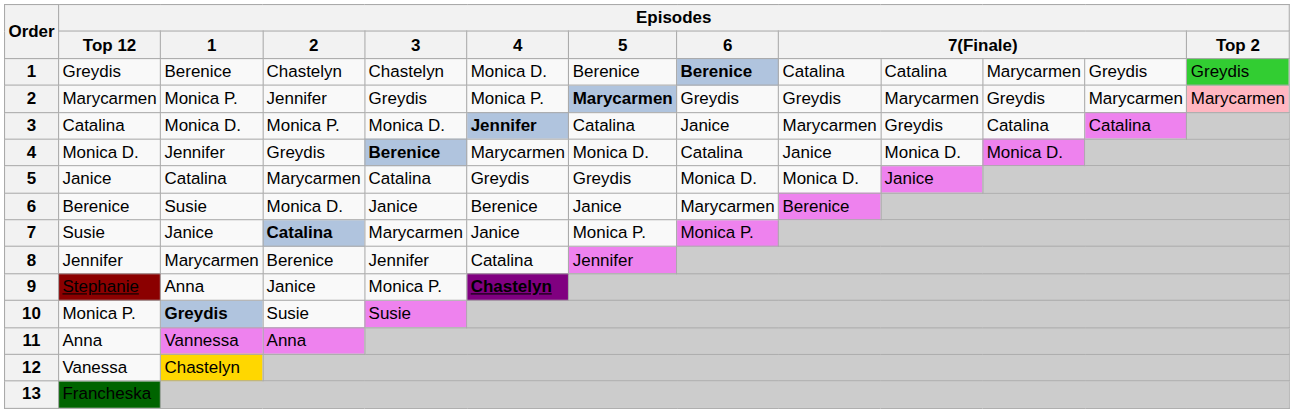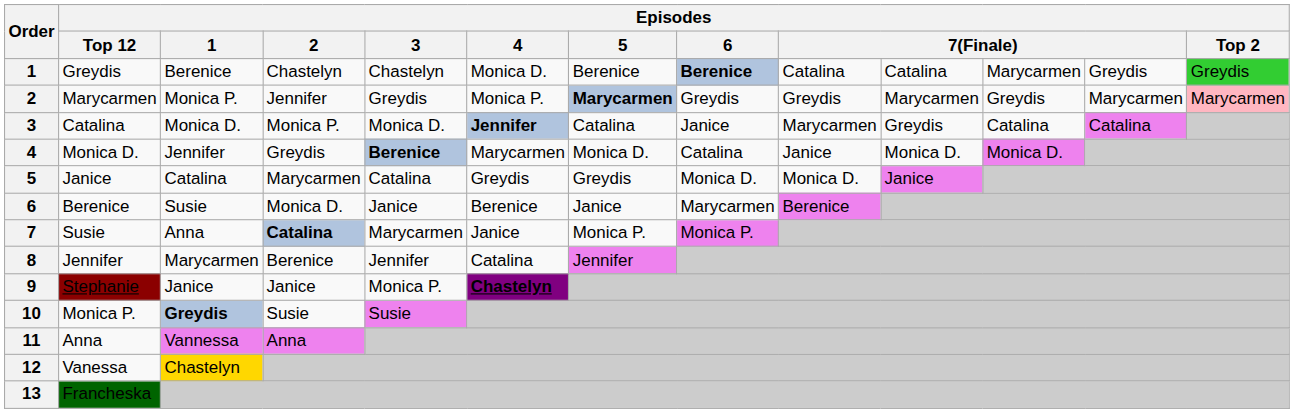(189, 233) Janice -> (184, 233) Anna
(184, 286) Anna -> (189, 286) Janice
